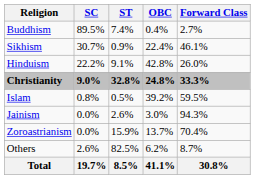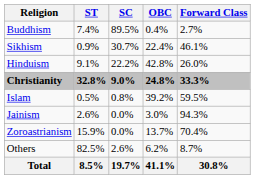columns swapped: (91, 13) <-> (126, 13)
